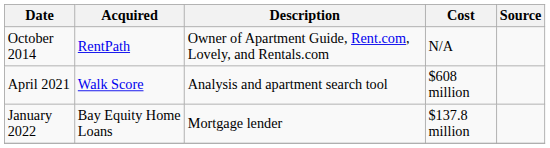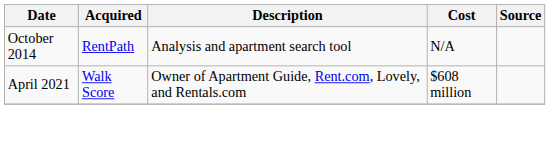(299, 46) Owner of Apartment Guide, Rent.com, Lovely, and Rentals.com -> (251, 46) Analysis and apartment search tool
(288, 84) Analysis and apartment search tool -> (286, 84) Owner of Apartment Guide, Rent.com, Lovely, and Rentals.com
- row: (30, 123)
